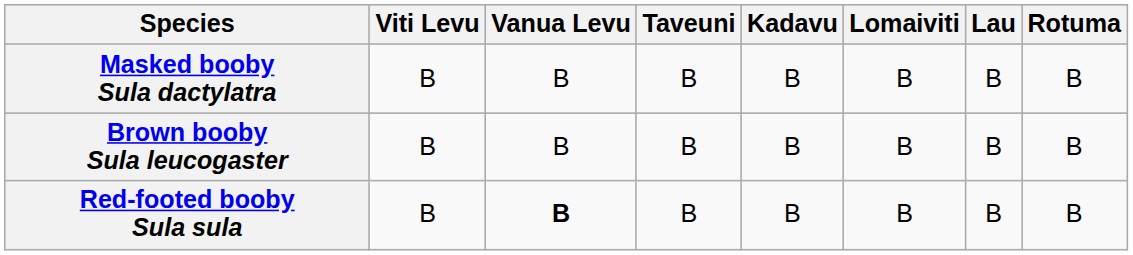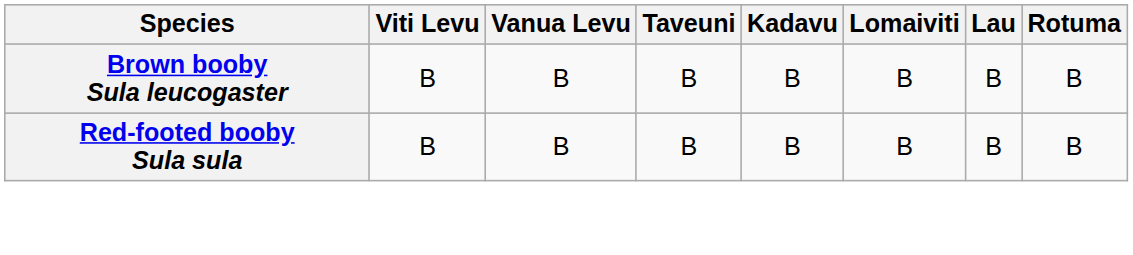- row: (187, 78)
(561, 214) bold -> (561, 146) normal
